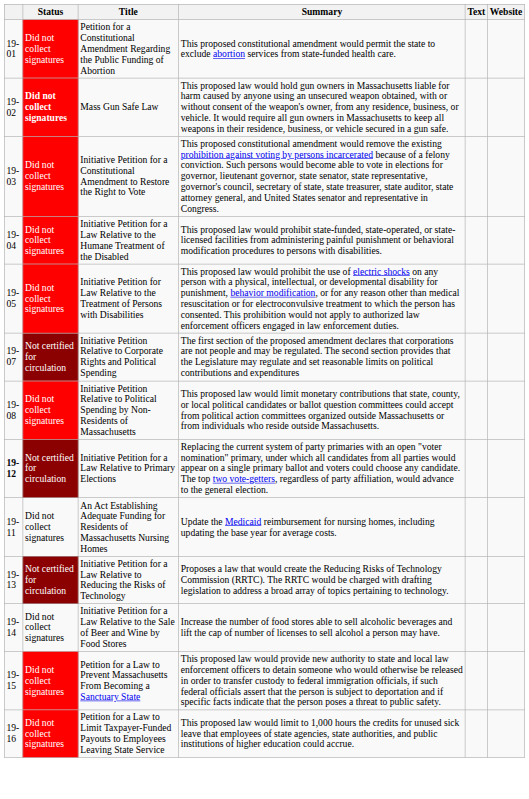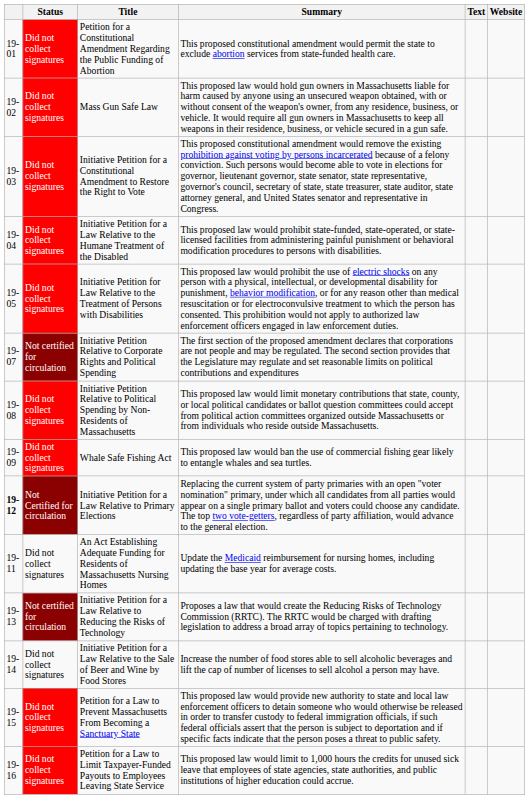(46, 107) bold -> (45, 107) normal
+ row: (126, 457)
(49, 468) Not certified for circulation -> (49, 505) Not Certified for circulation
